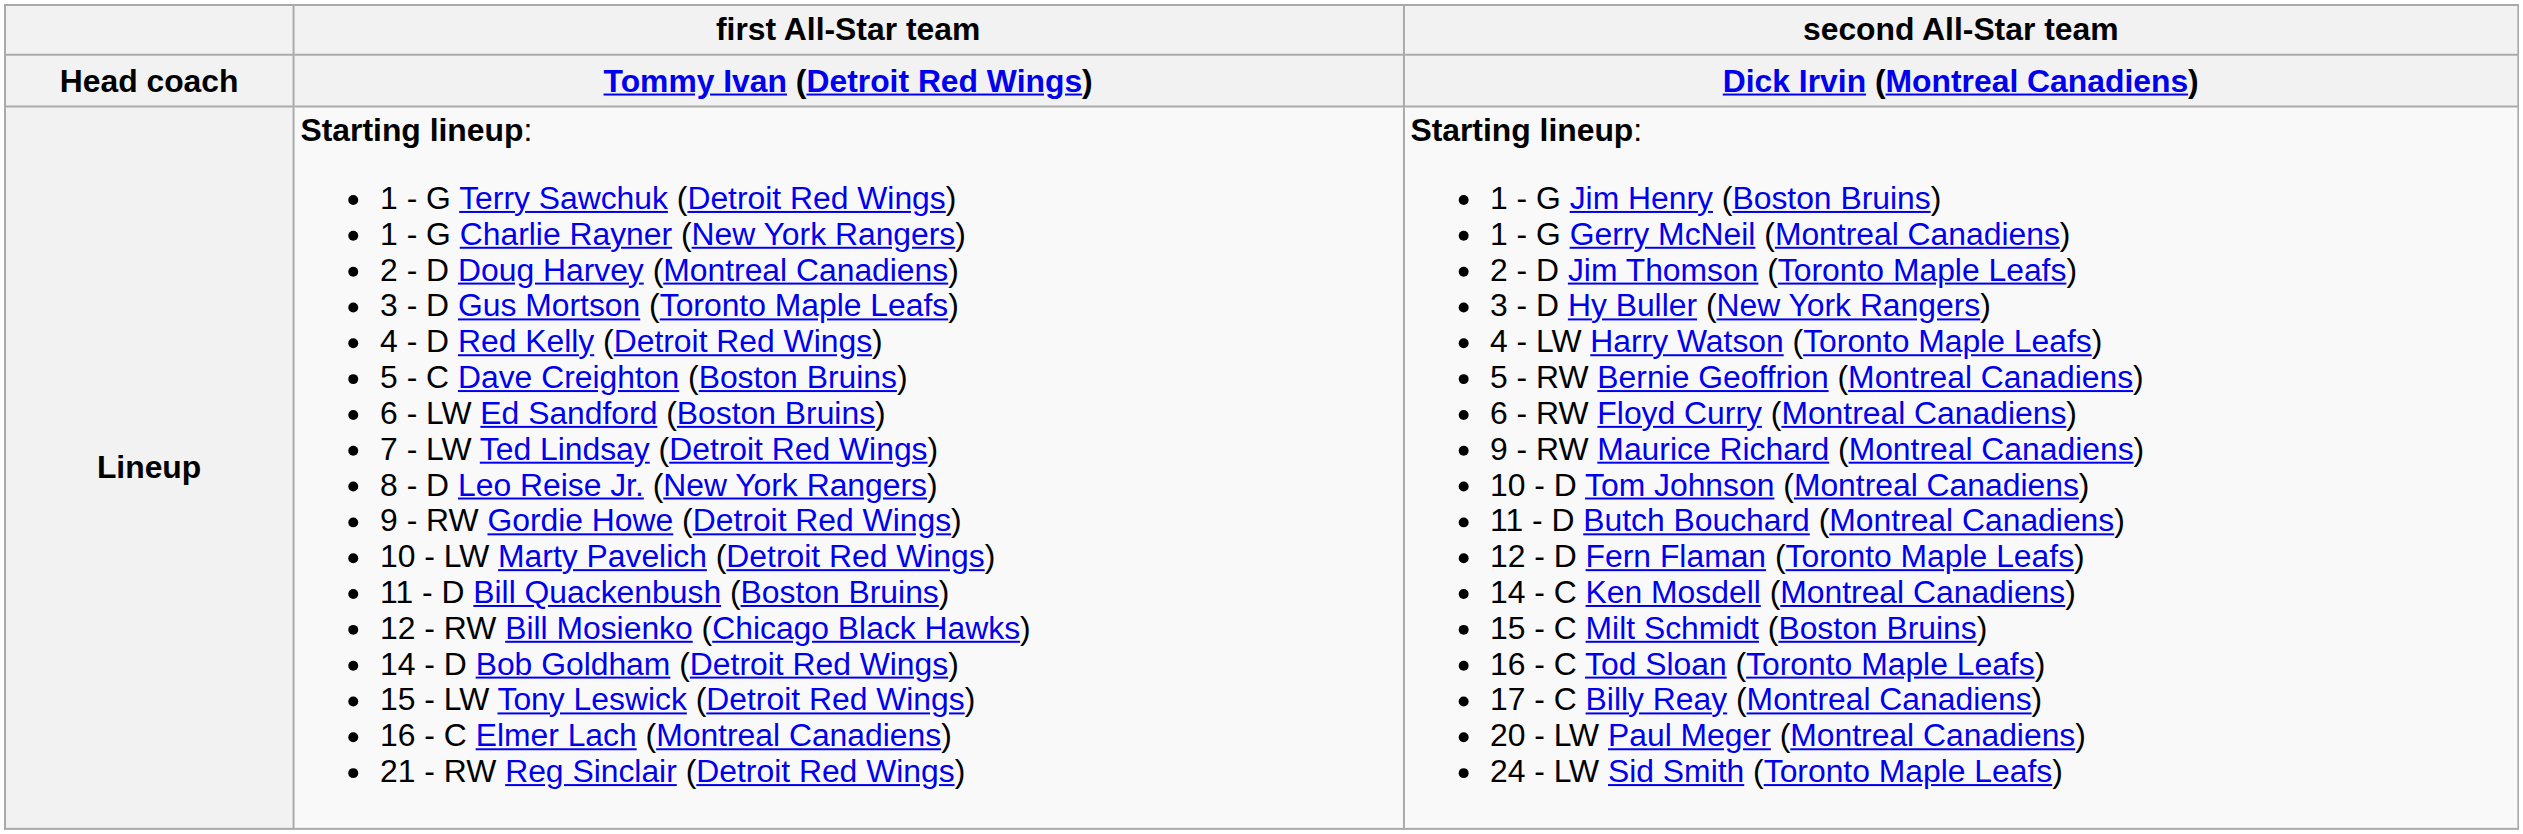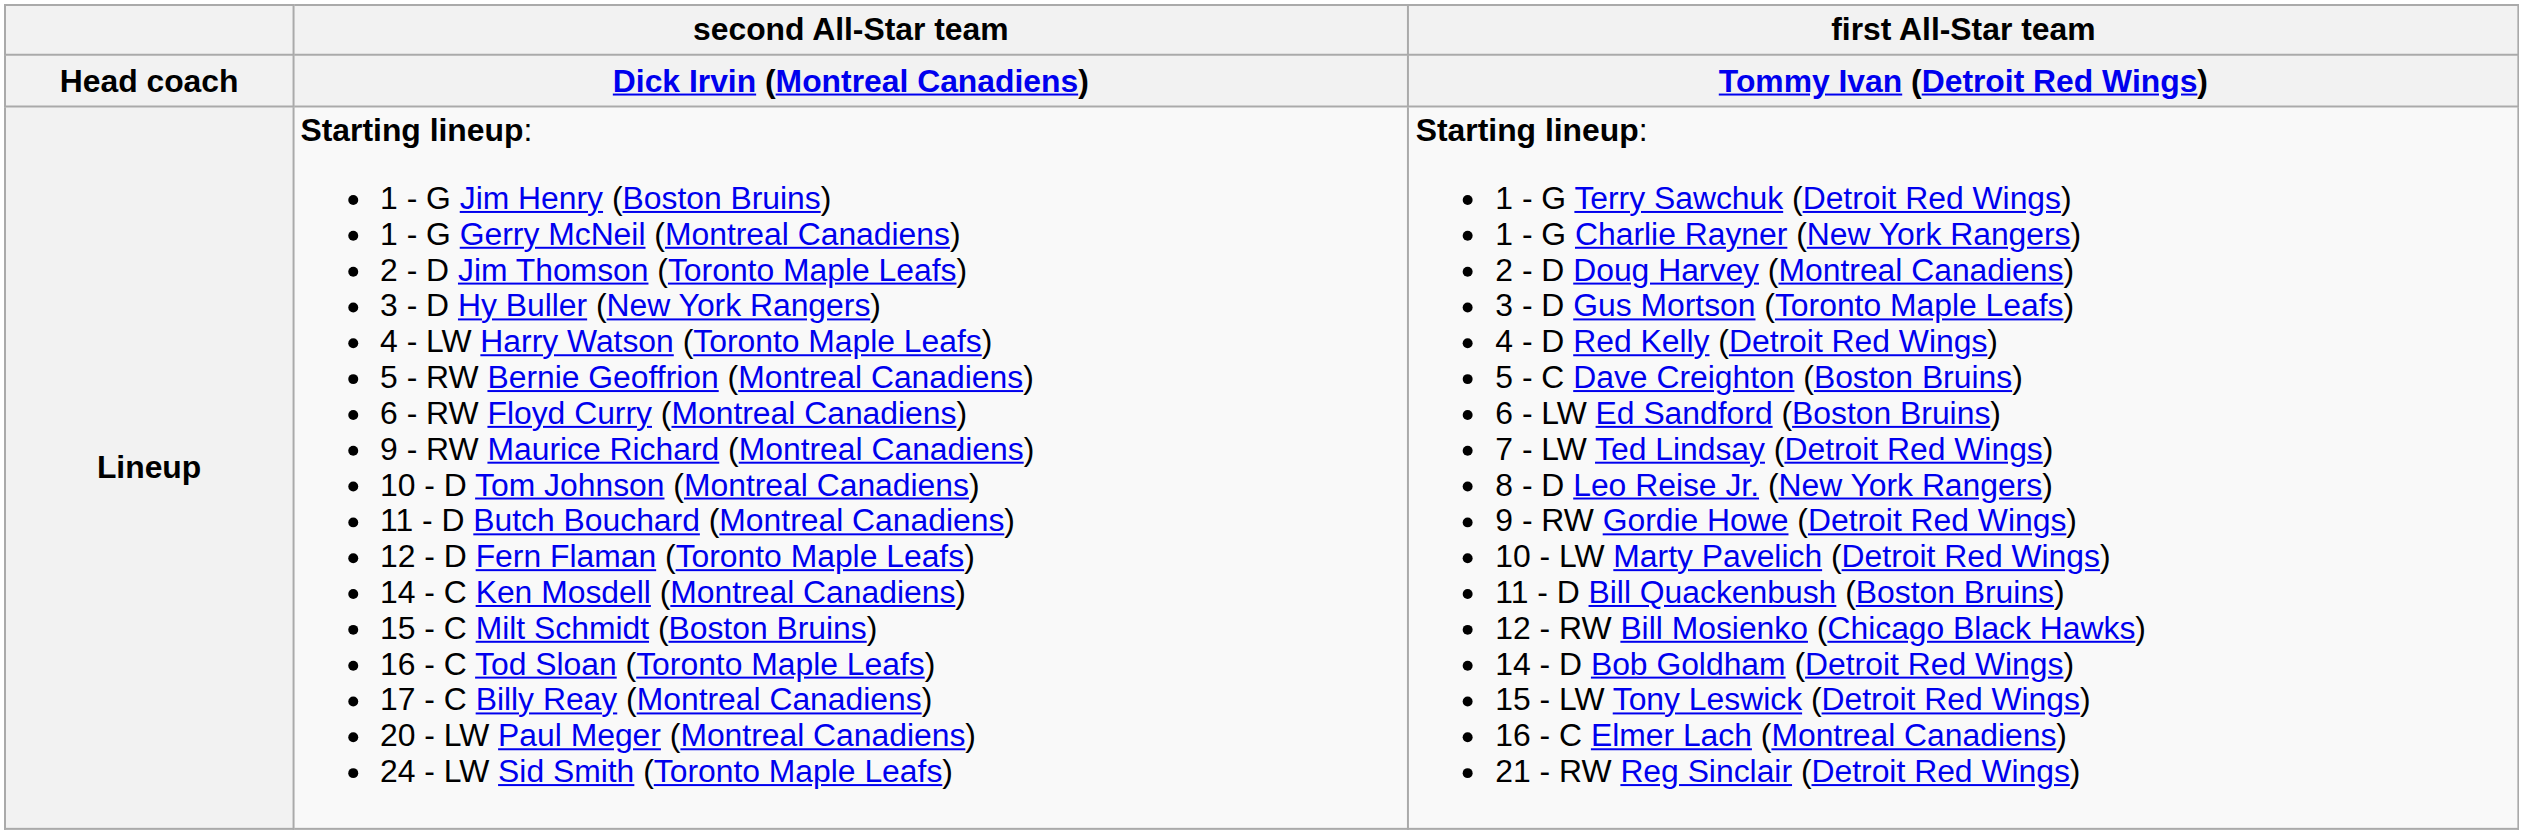columns swapped: (848, 80) <-> (1961, 80)
